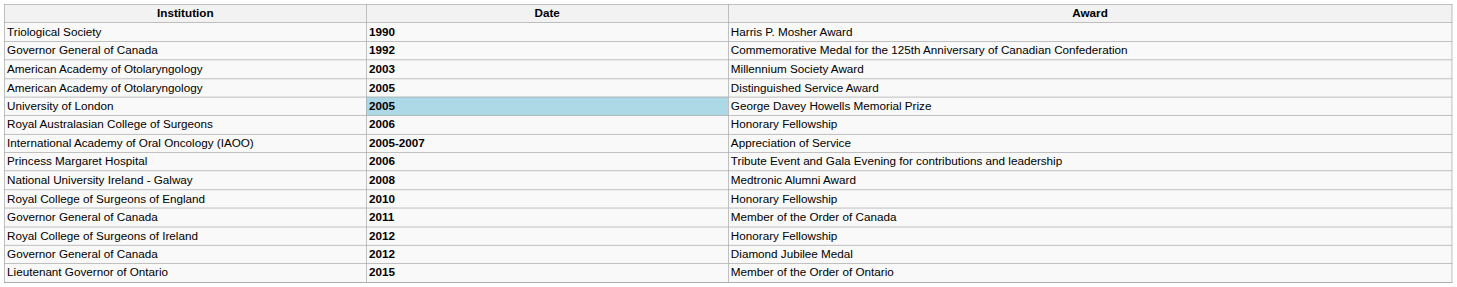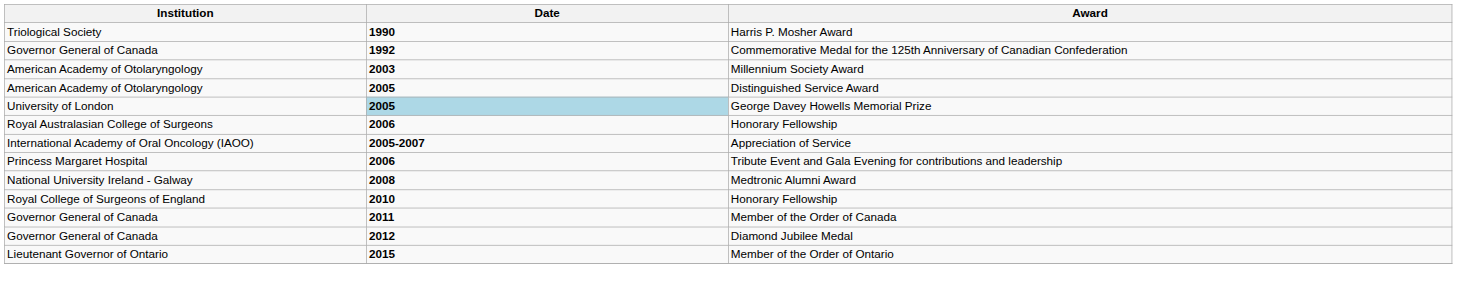- row: (103, 236)
